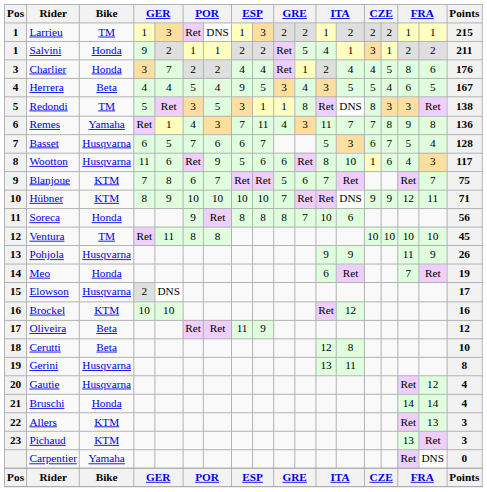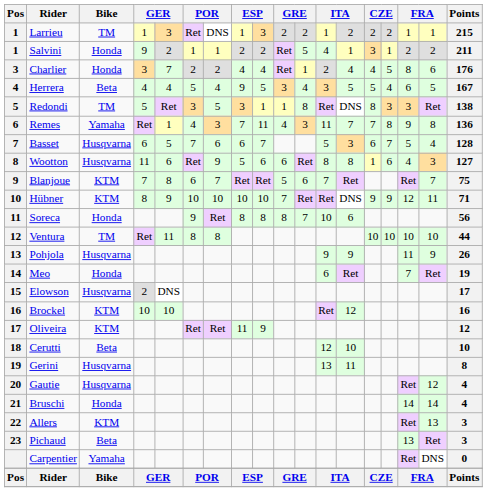(351, 162) 10 -> (351, 162) 8
(464, 162) 117 -> (464, 162) 127
(464, 236) 45 -> (464, 236) 44
(107, 329) Beta -> (107, 329) KTM
(351, 347) 8 -> (351, 347) 10
(107, 440) KTM -> (107, 440) Beta
